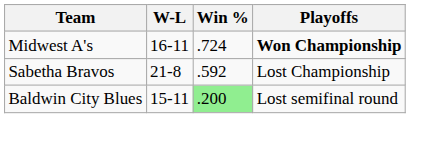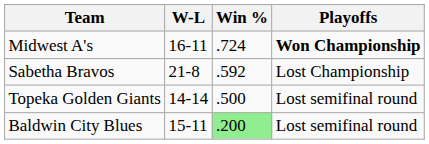+ row: (85, 98)
